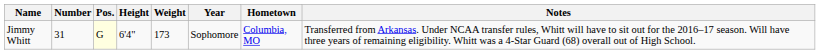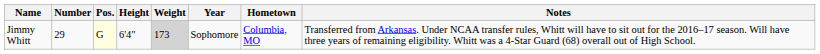(59, 35) 31 -> (59, 35) 29
(162, 35) no background -> (162, 35) lightgrey background
